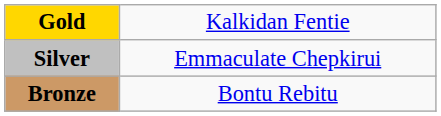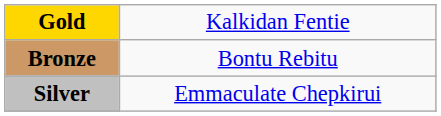rows swapped: (62, 57) <-> (62, 93)
